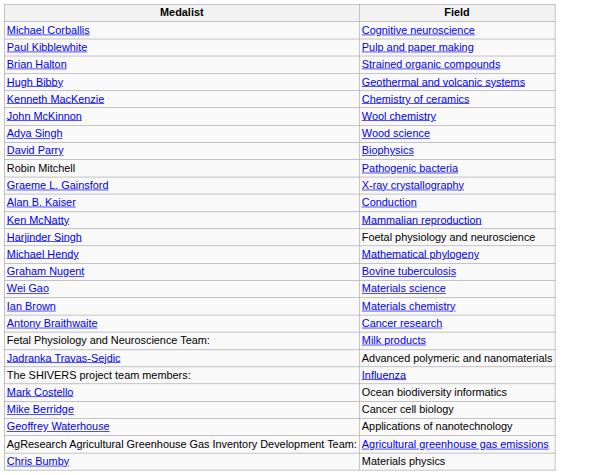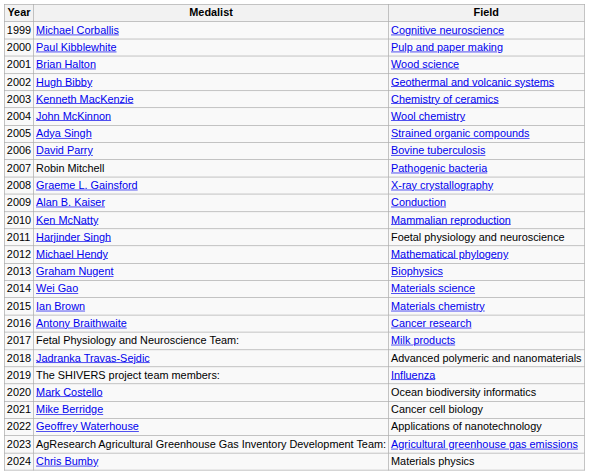+ column: (19, 13)
(431, 64) Strained organic compounds -> (425, 64) Wood science
(396, 133) Wood science -> (460, 133) Strained organic compounds
(388, 151) Biophysics -> (438, 151) Bovine tuberculosis
(409, 271) Bovine tuberculosis -> (417, 271) Biophysics
